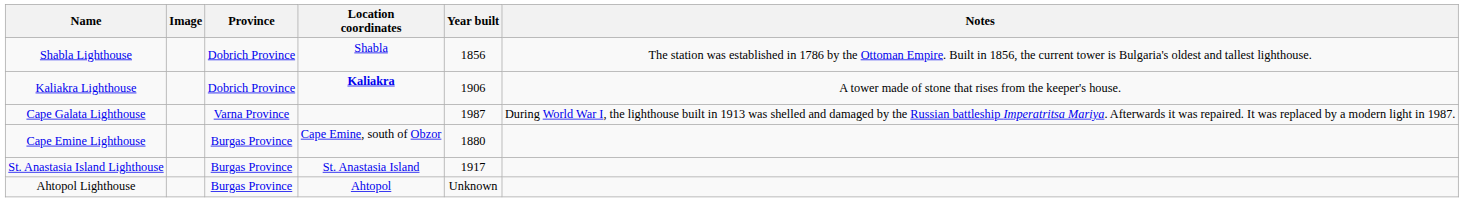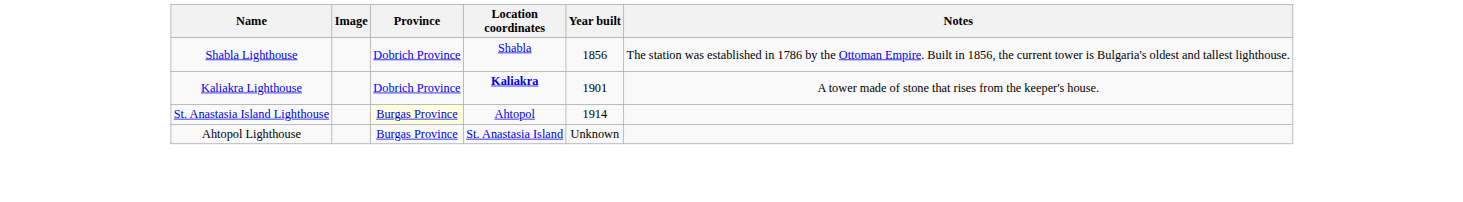(473, 87) 1906 -> (595, 87) 1901
- row: (86, 114)
- row: (86, 140)
(251, 167) no background -> (417, 114) lightyellow background
(371, 167) St. Anastasia Island -> (515, 114) Ahtopol
(473, 167) 1917 -> (595, 114) 1914
(371, 186) Ahtopol -> (515, 134) St. Anastasia Island
